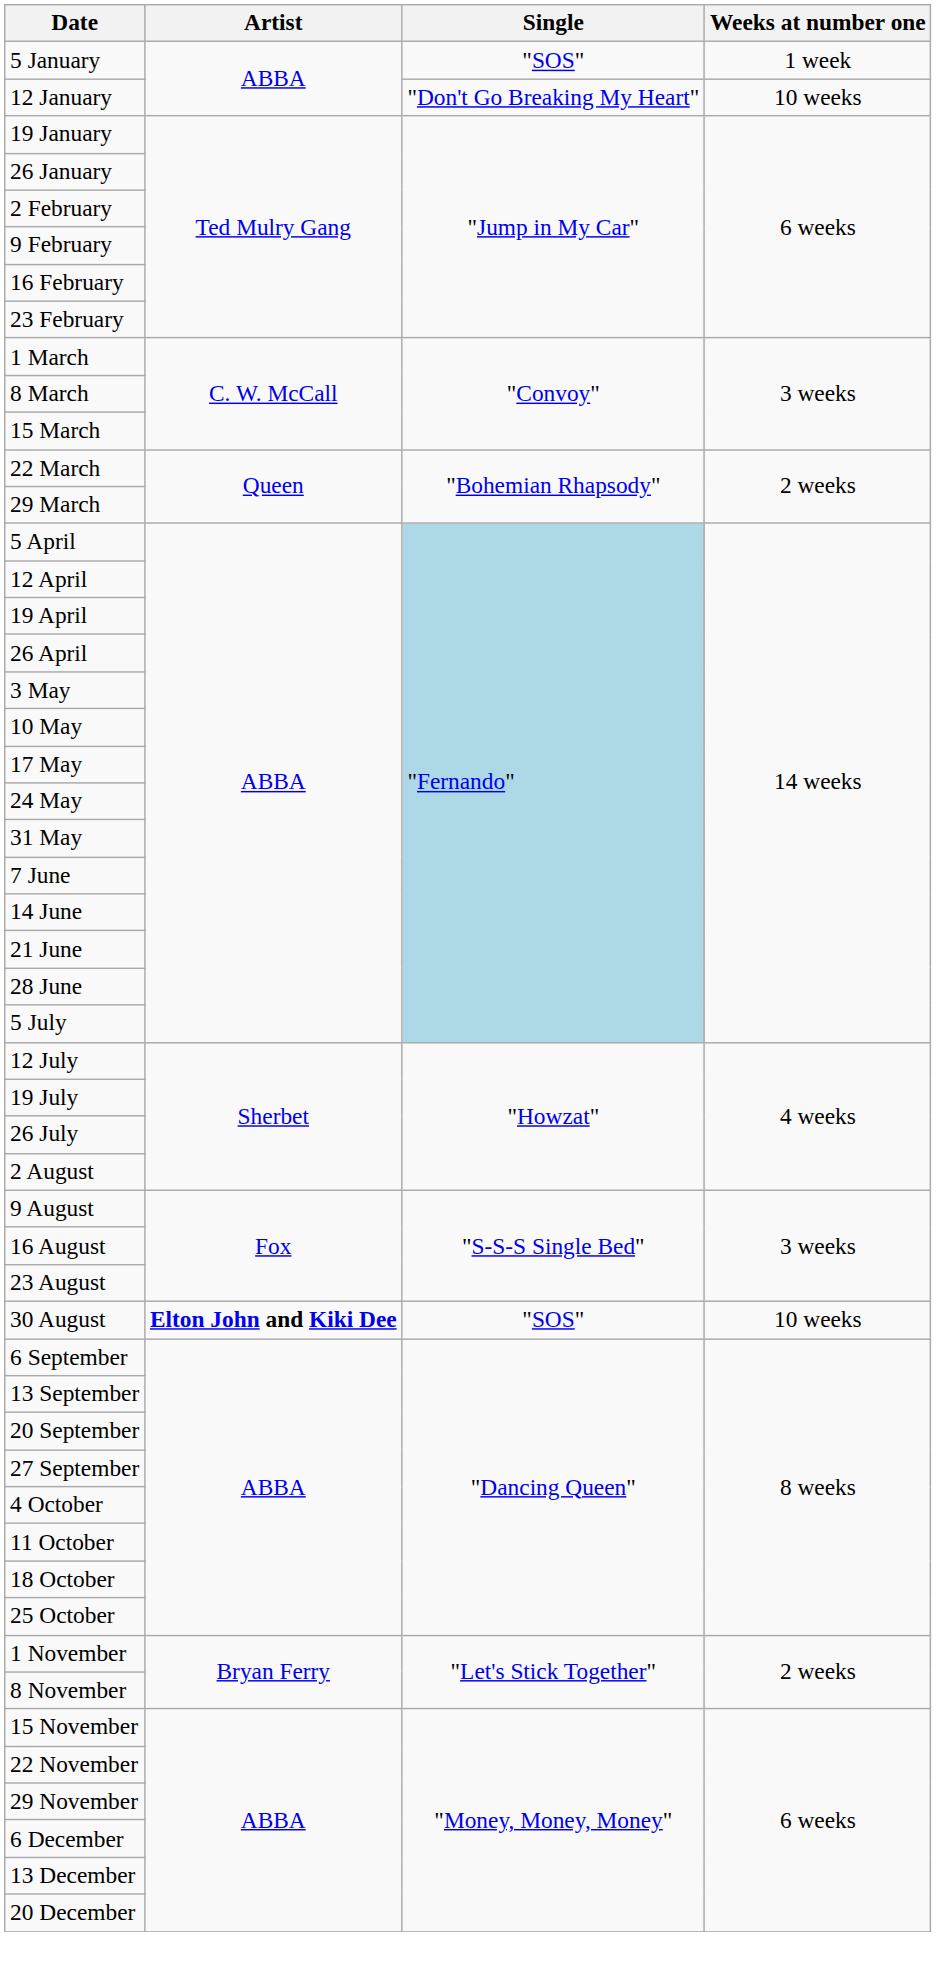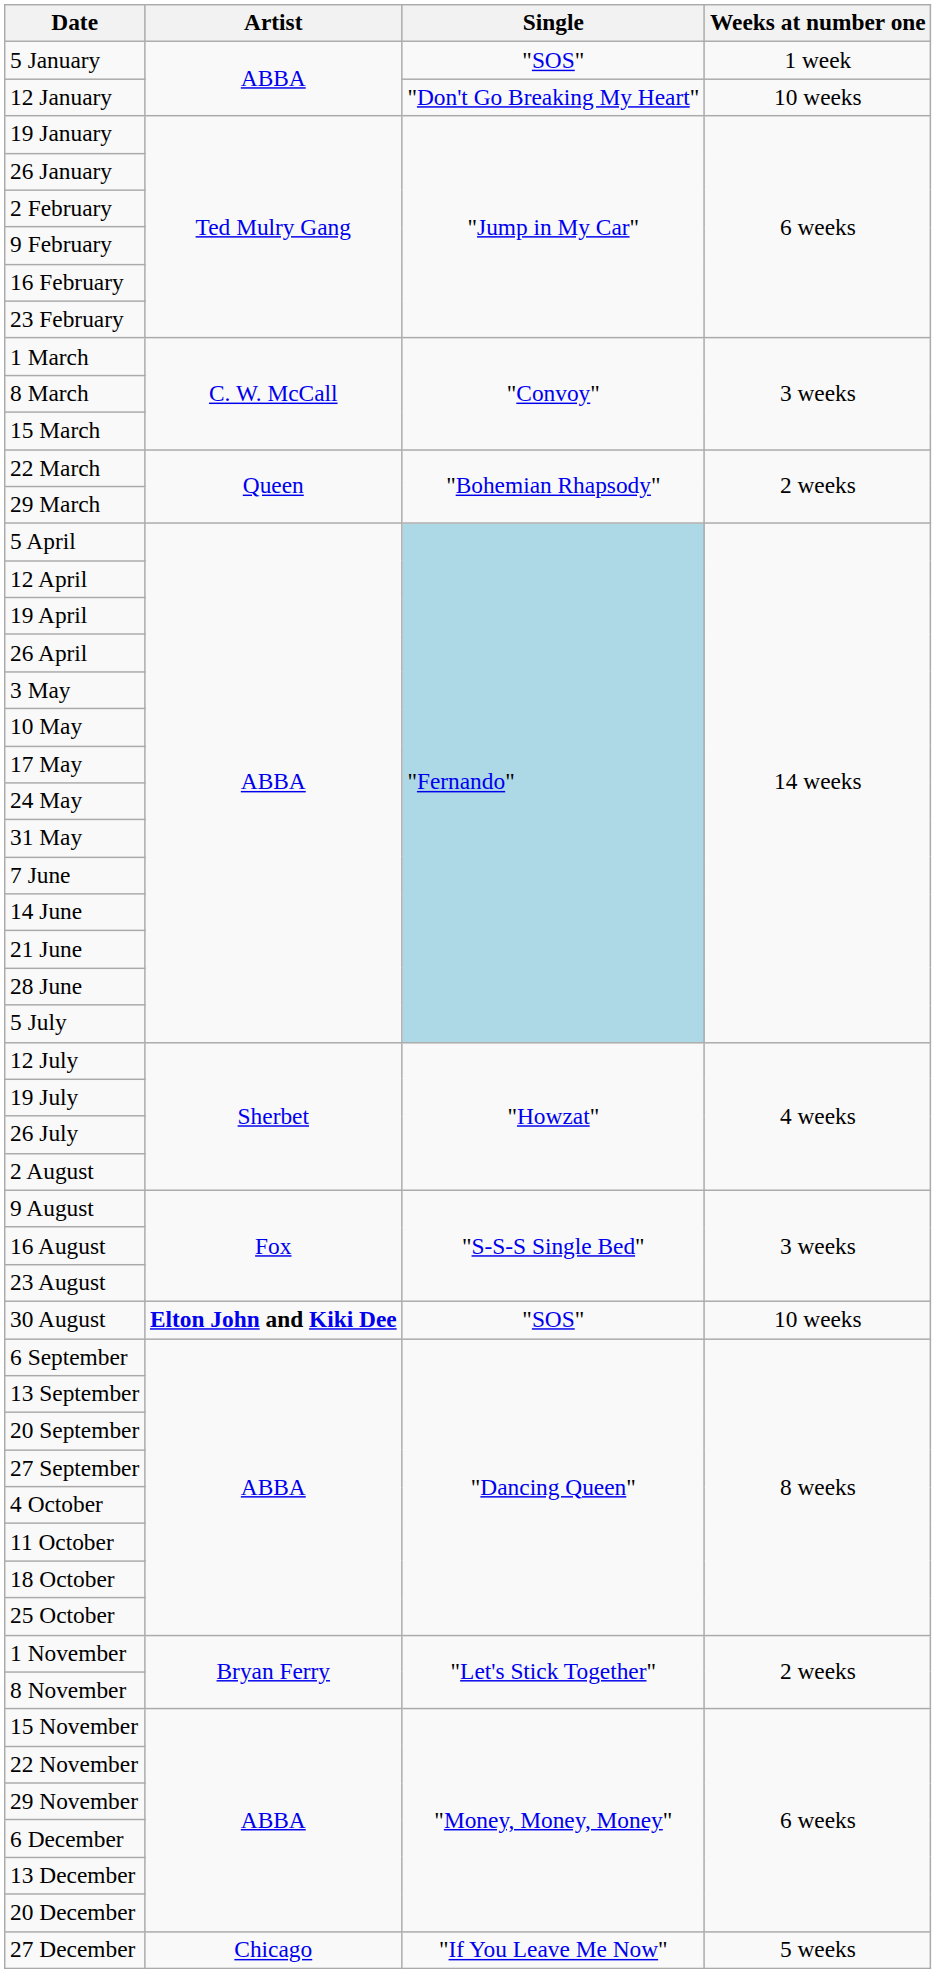+ row: (73, 1949)
